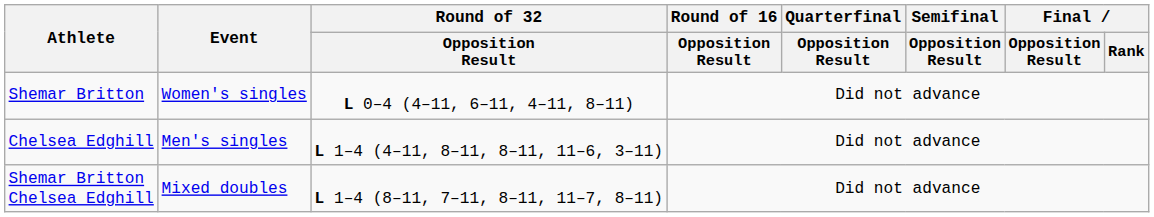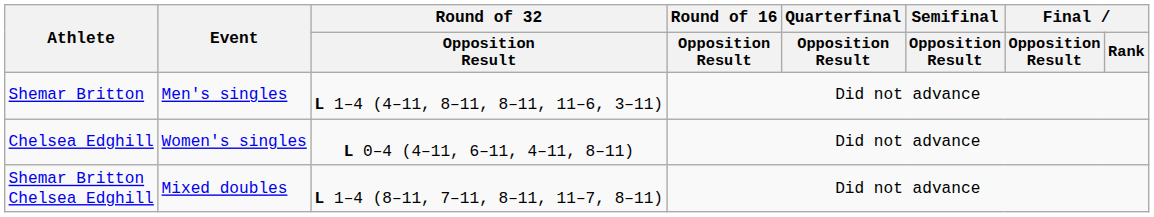(234, 95) Women's singles -> (225, 95) Men's singles
(489, 105) L 0–4 (4–11, 6–11, 4–11, 8–11) -> (489, 105) L 1–4 (4–11, 8–11, 8–11, 11–6, 3–11)
(225, 142) Men's singles -> (234, 142) Women's singles
(489, 151) L 1–4 (4–11, 8–11, 8–11, 11–6, 3–11) -> (489, 151) L 0–4 (4–11, 6–11, 4–11, 8–11)
